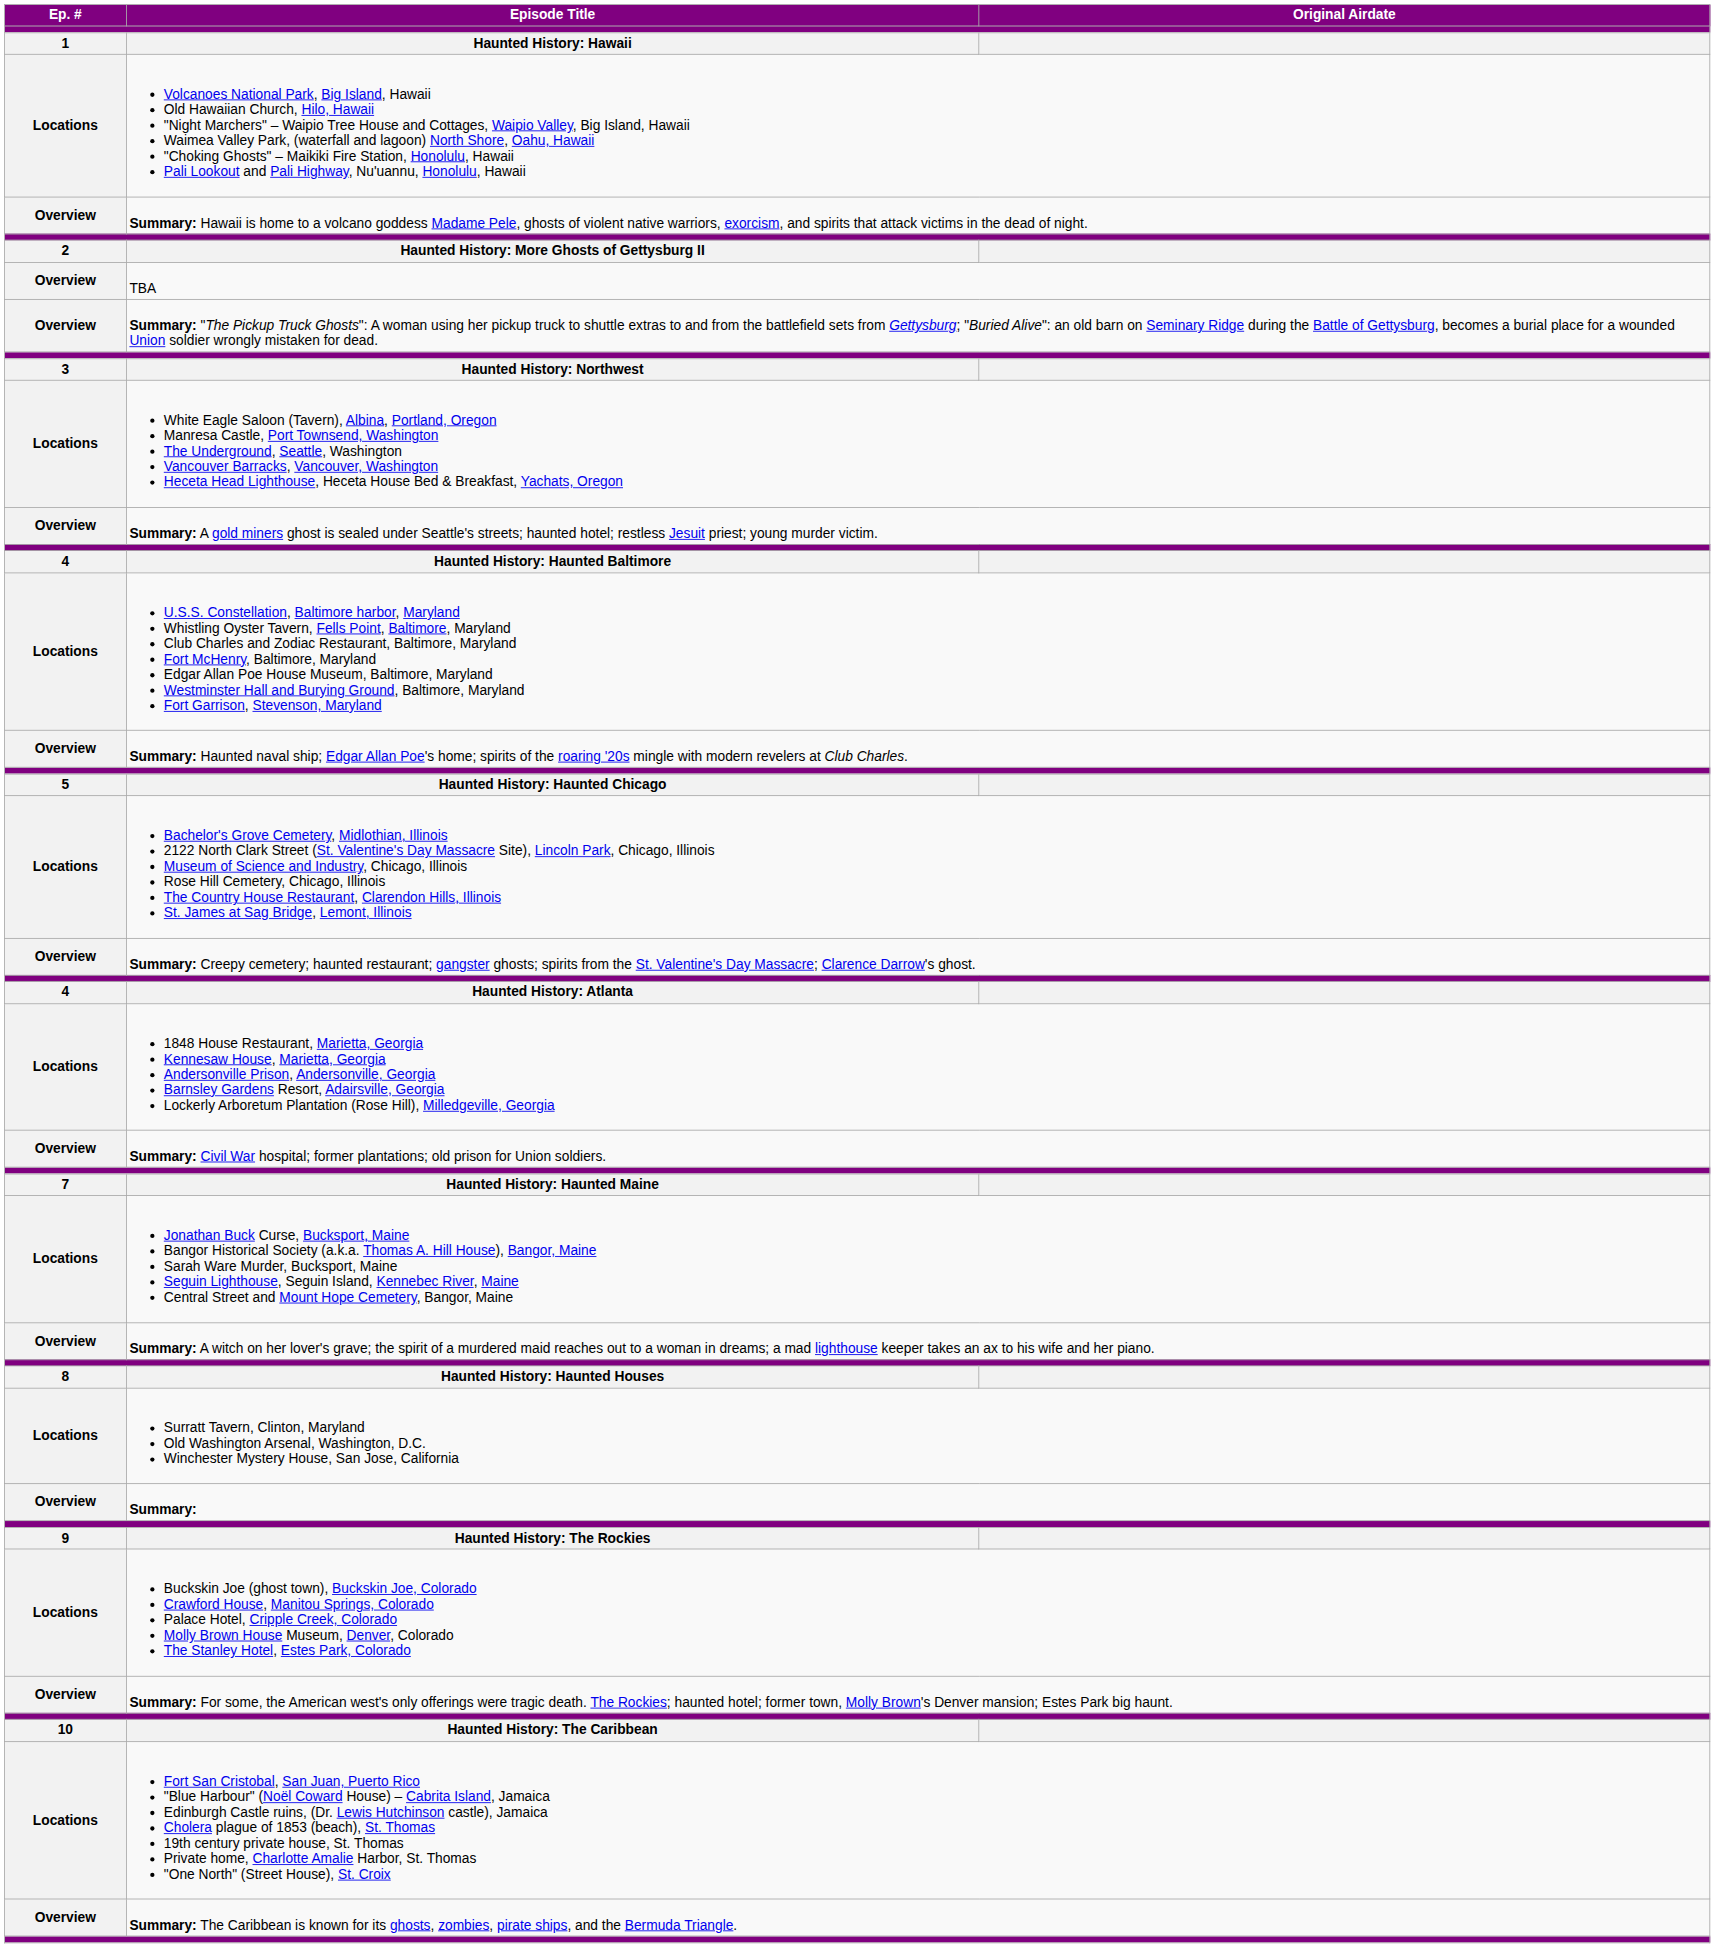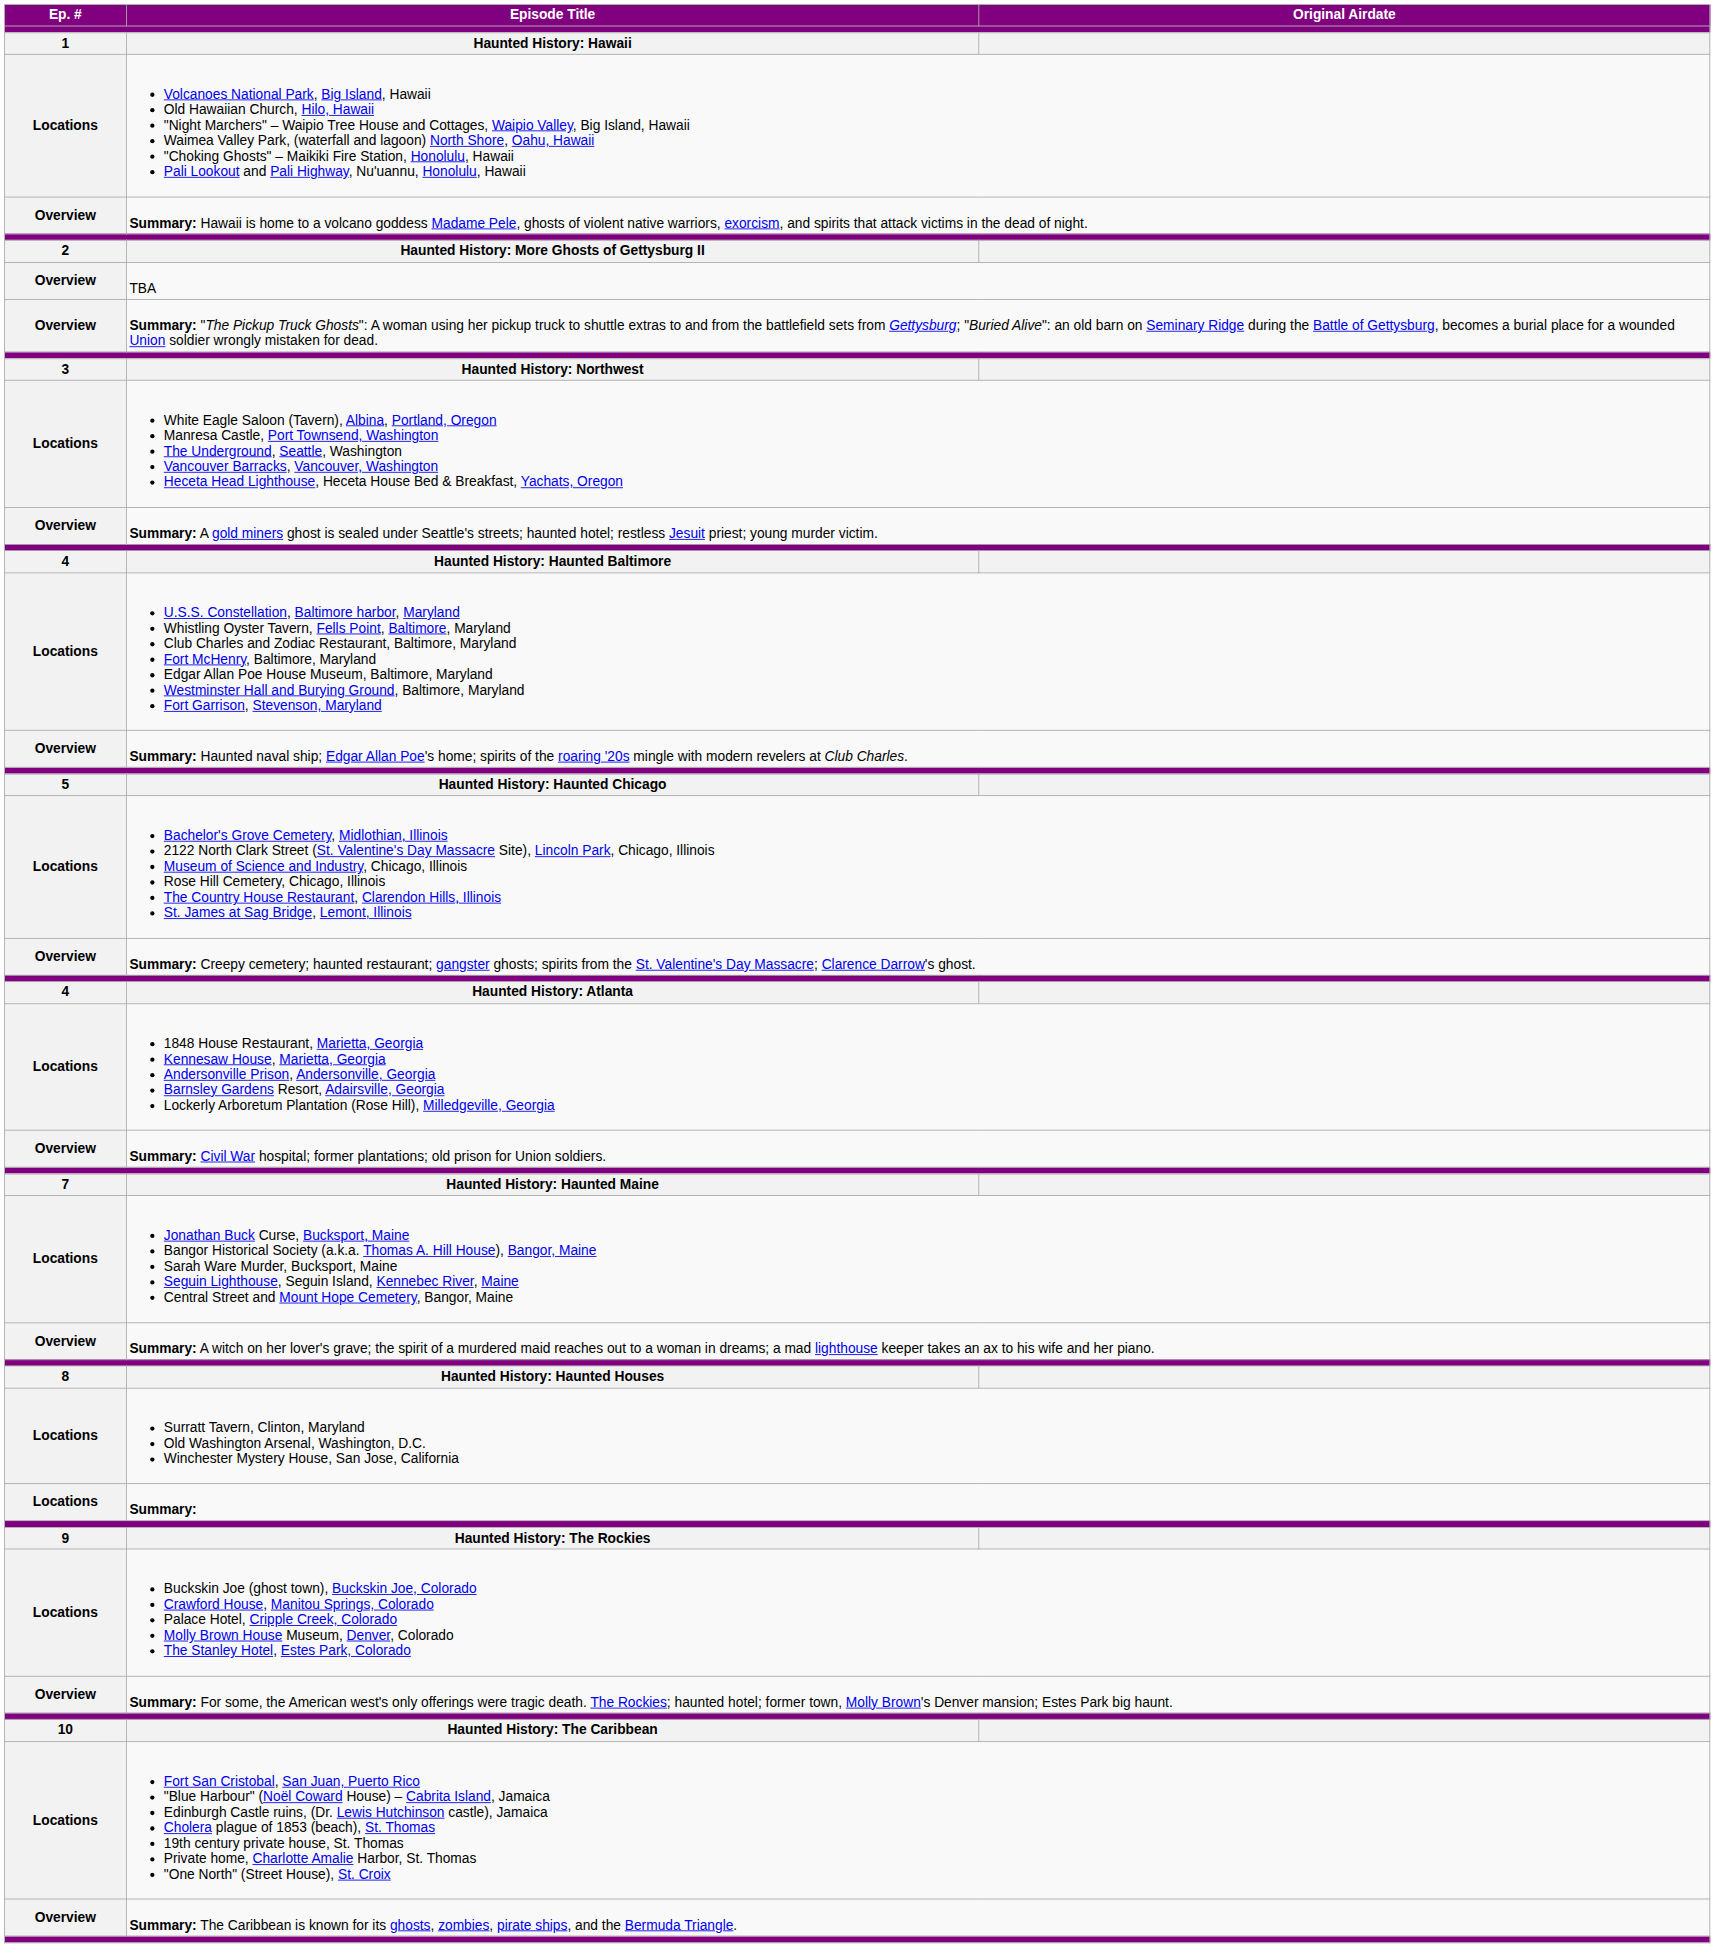(65, 1502) Overview -> (65, 1502) Locations
